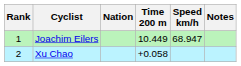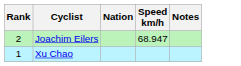- column: (153, 17)
(18, 38) 1 -> (18, 38) 2
(18, 54) 2 -> (18, 54) 1
